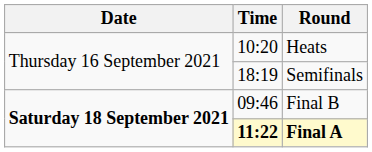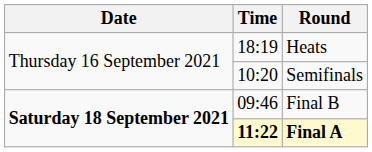(258, 47) 10:20 -> (258, 47) 18:19
(258, 75) 18:19 -> (258, 75) 10:20
